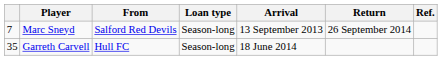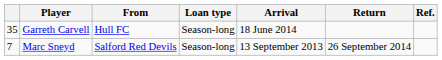rows swapped: (49, 30) <-> (56, 47)
